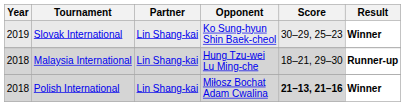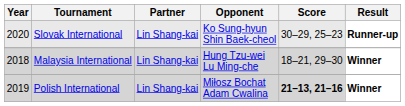(18, 34) 2019 -> (18, 34) 2020
(364, 34) Winner -> (373, 34) Runner-up
(373, 61) Runner-up -> (364, 61) Winner
(18, 88) 2018 -> (18, 88) 2019
